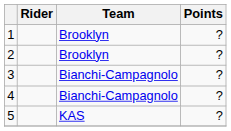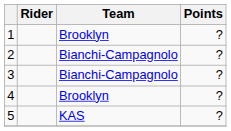(84, 55) Brooklyn -> (118, 55) Bianchi-Campagnolo
(118, 95) Bianchi-Campagnolo -> (84, 95) Brooklyn
